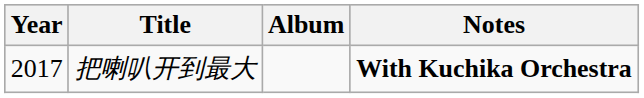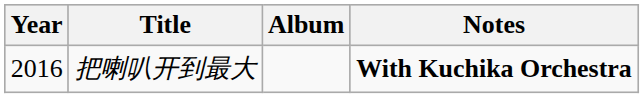(37, 68) 2017 -> (37, 68) 2016
